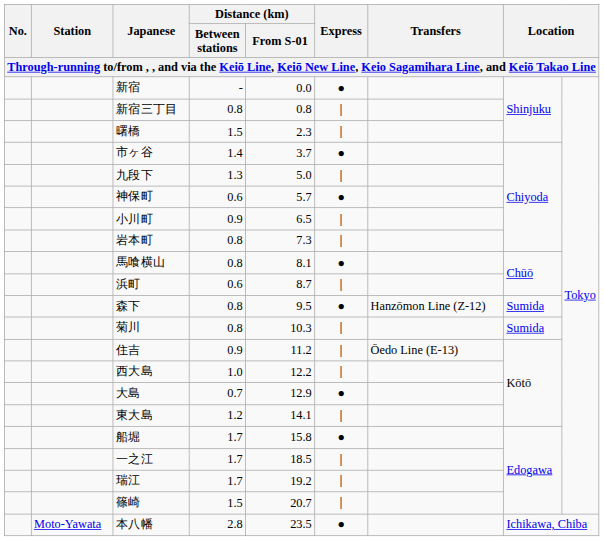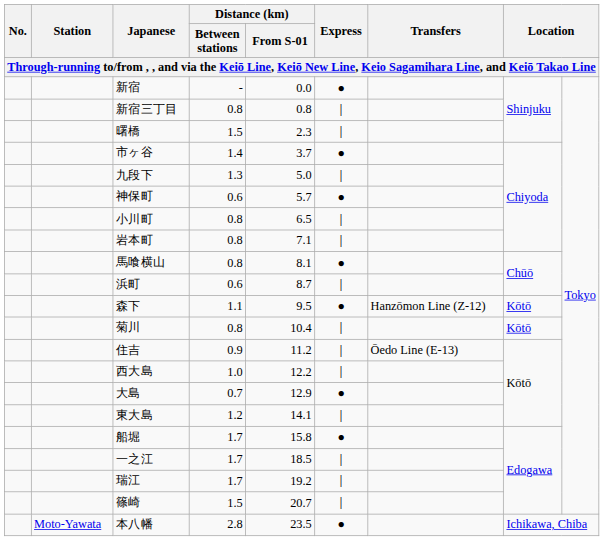(235, 218) 0.9 -> (235, 218) 0.8
(304, 240) 7.3 -> (304, 240) 7.1
(235, 306) 0.8 -> (235, 306) 1.1
(525, 306) Sumida -> (519, 306) Kōtō
(301, 328) 10.3 -> (301, 328) 10.4
(525, 328) Sumida -> (519, 328) Kōtō
